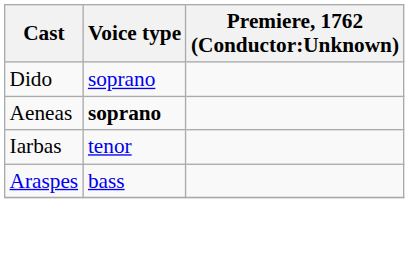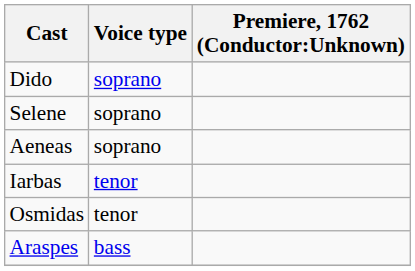+ row: (38, 112)
(125, 112) bold -> (128, 146) normal
+ row: (47, 214)
